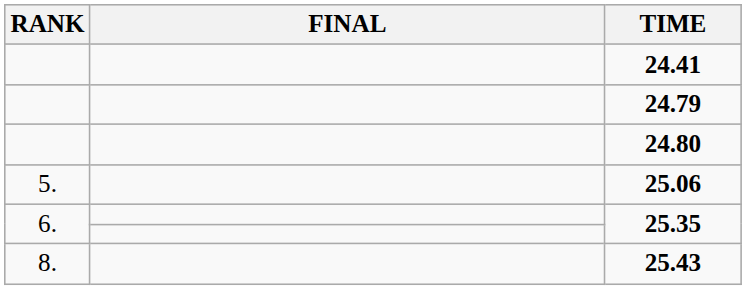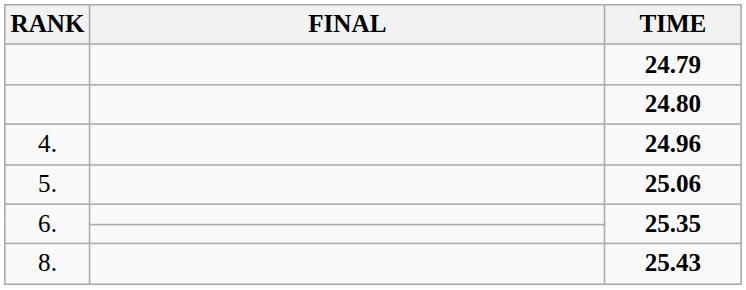- row: (48, 65)
+ row: (48, 143)
